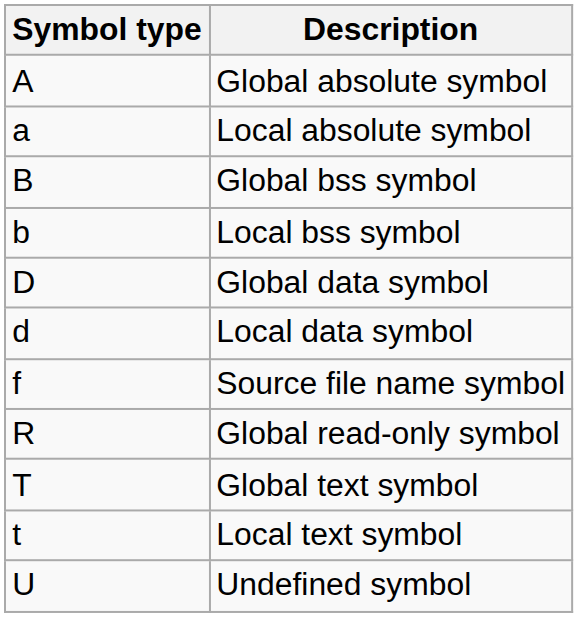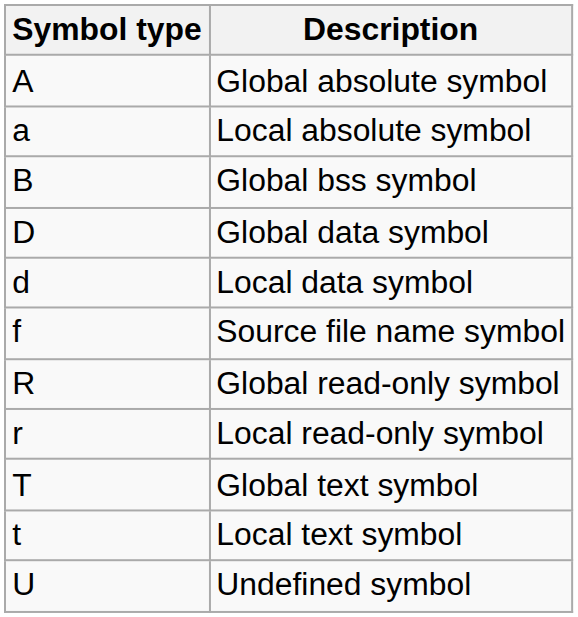- row: (338, 231)
+ row: (380, 433)
